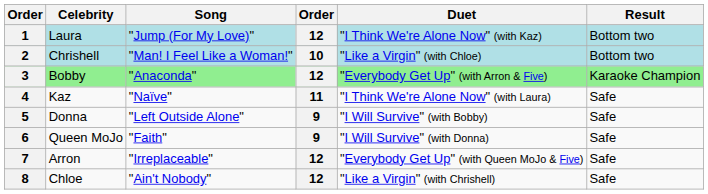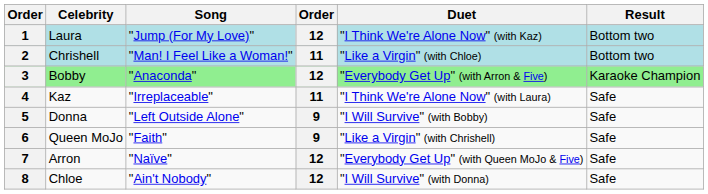(316, 55) 10 -> (316, 55) 11
(150, 96) "Naïve" -> (171, 96) "Irreplaceable"
(414, 138) "I Will Survive" (with Donna) -> (418, 138) "Like a Virgin" (with Chrishell)
(171, 158) "Irreplaceable" -> (150, 158) "Naïve"
(418, 179) "Like a Virgin" (with Chrishell) -> (414, 179) "I Will Survive" (with Donna)
